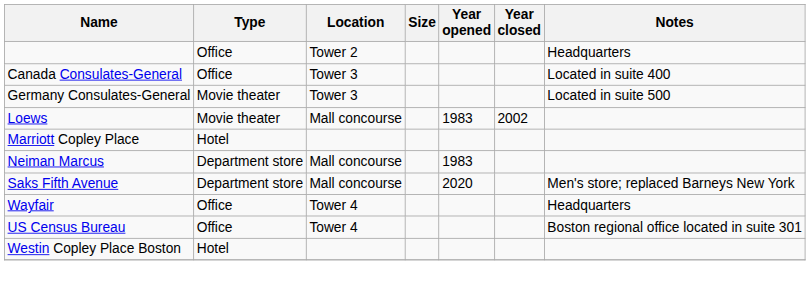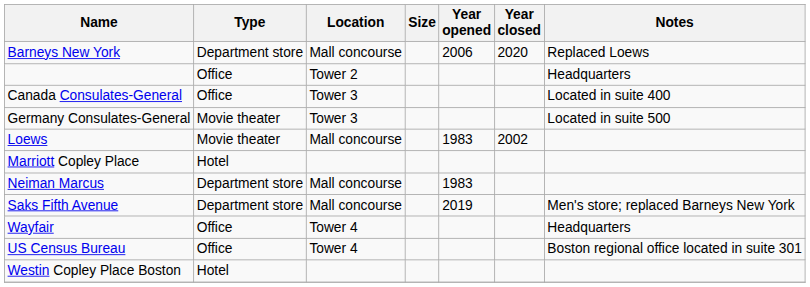+ row: (64, 52)
(457, 183) 2020 -> (457, 205) 2019
